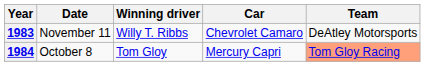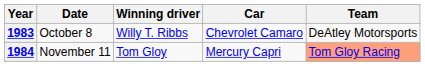(75, 33) November 11 -> (66, 33) October 8
(66, 52) October 8 -> (75, 52) November 11
